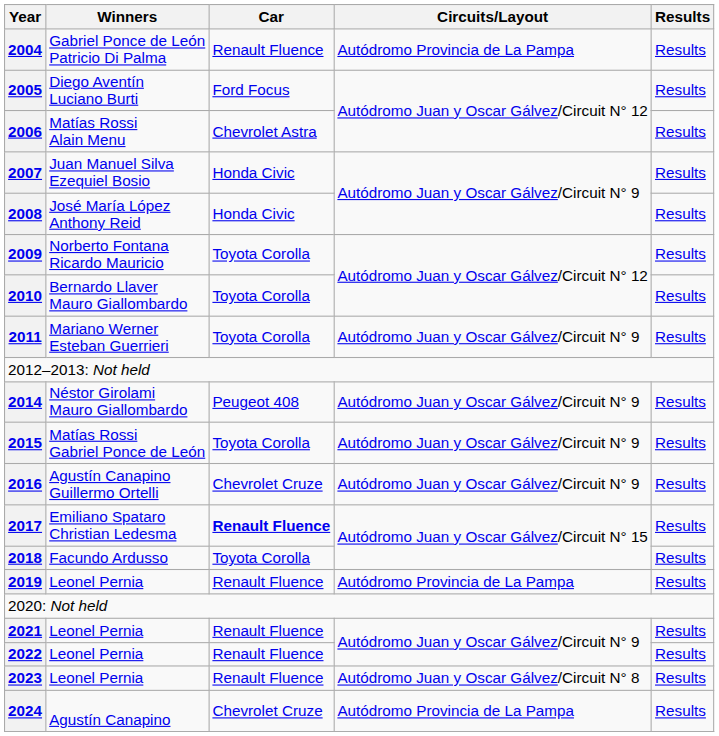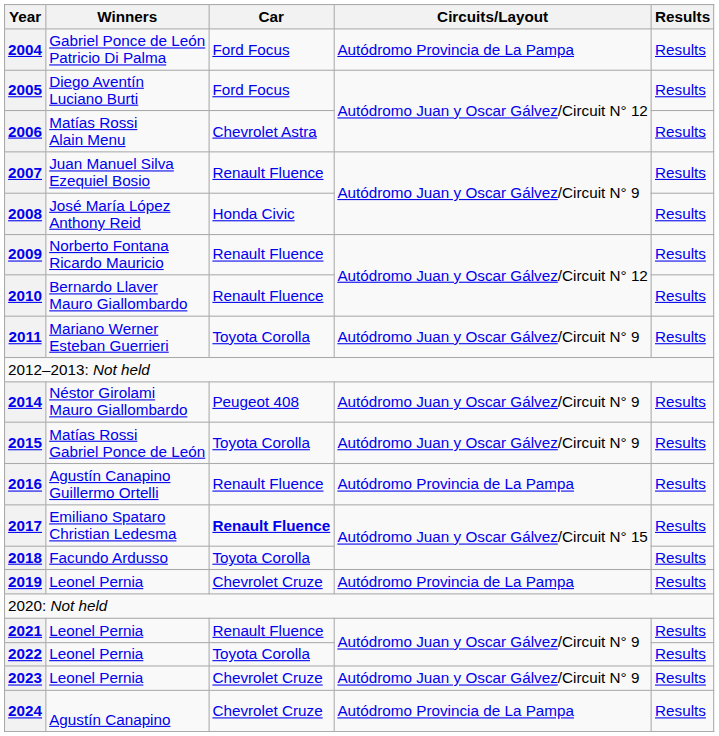(268, 50) Renault Fluence -> (251, 50) Ford Focus
(254, 173) Honda Civic -> (268, 173) Renault Fluence
(261, 255) Toyota Corolla -> (268, 255) Renault Fluence
(261, 296) Toyota Corolla -> (268, 296) Renault Fluence
(268, 484) Chevrolet Cruze -> (268, 484) Renault Fluence
(488, 484) Autódromo Juan y Oscar Gálvez/Circuit N° 9 -> (456, 484) Autódromo Provincia de La Pampa
(268, 582) Renault Fluence -> (268, 582) Chevrolet Cruze
(268, 655) Renault Fluence -> (261, 655) Toyota Corolla
(268, 679) Renault Fluence -> (268, 679) Chevrolet Cruze
(488, 679) Autódromo Juan y Oscar Gálvez/Circuit N° 8 -> (488, 679) Autódromo Juan y Oscar Gálvez/Circuit N° 9
